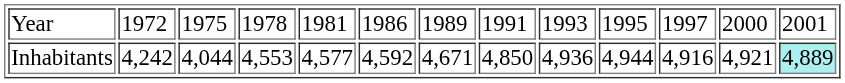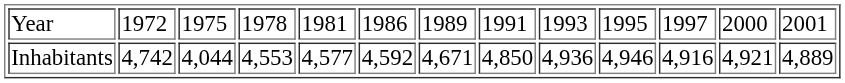(147, 58) 4,242 -> (147, 58) 4,742
(628, 58) 4,944 -> (628, 58) 4,946
(808, 58) paleturquoise background -> (808, 58) no background
